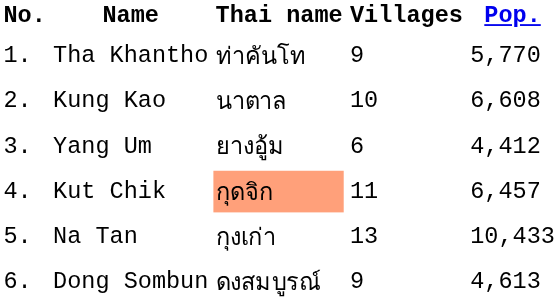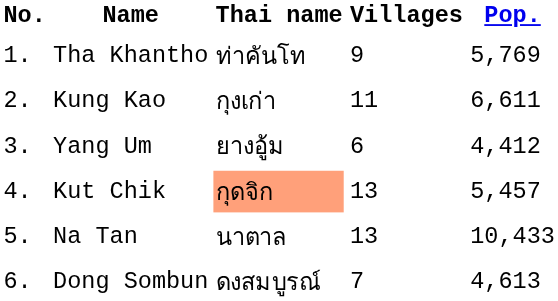(505, 56) 5,770 -> (505, 56) 5,769
(251, 103) นาตาล -> (245, 103) กุงเก่า
(364, 101) 10 -> (364, 101) 11
(505, 101) 6,608 -> (505, 101) 6,611
(364, 192) 11 -> (364, 192) 13
(505, 192) 6,457 -> (505, 192) 5,457
(245, 239) กุงเก่า -> (251, 239) นาตาล
(357, 282) 9 -> (357, 282) 7
